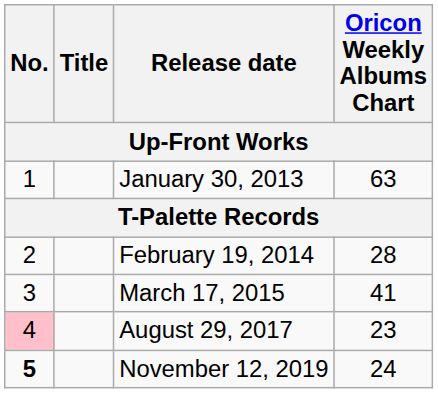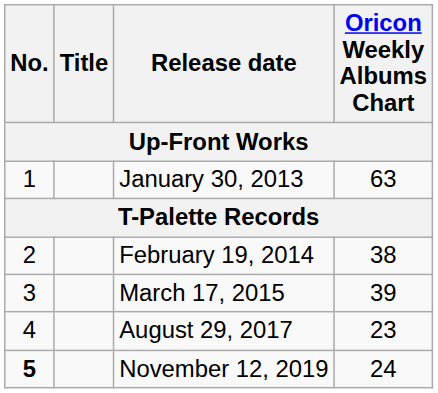(383, 255) 28 -> (383, 255) 38
(383, 292) 41 -> (383, 292) 39
(29, 330) pink background -> (29, 330) no background
